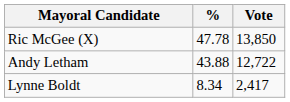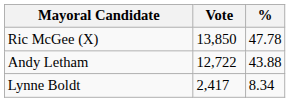columns swapped: (259, 16) <-> (213, 16)
